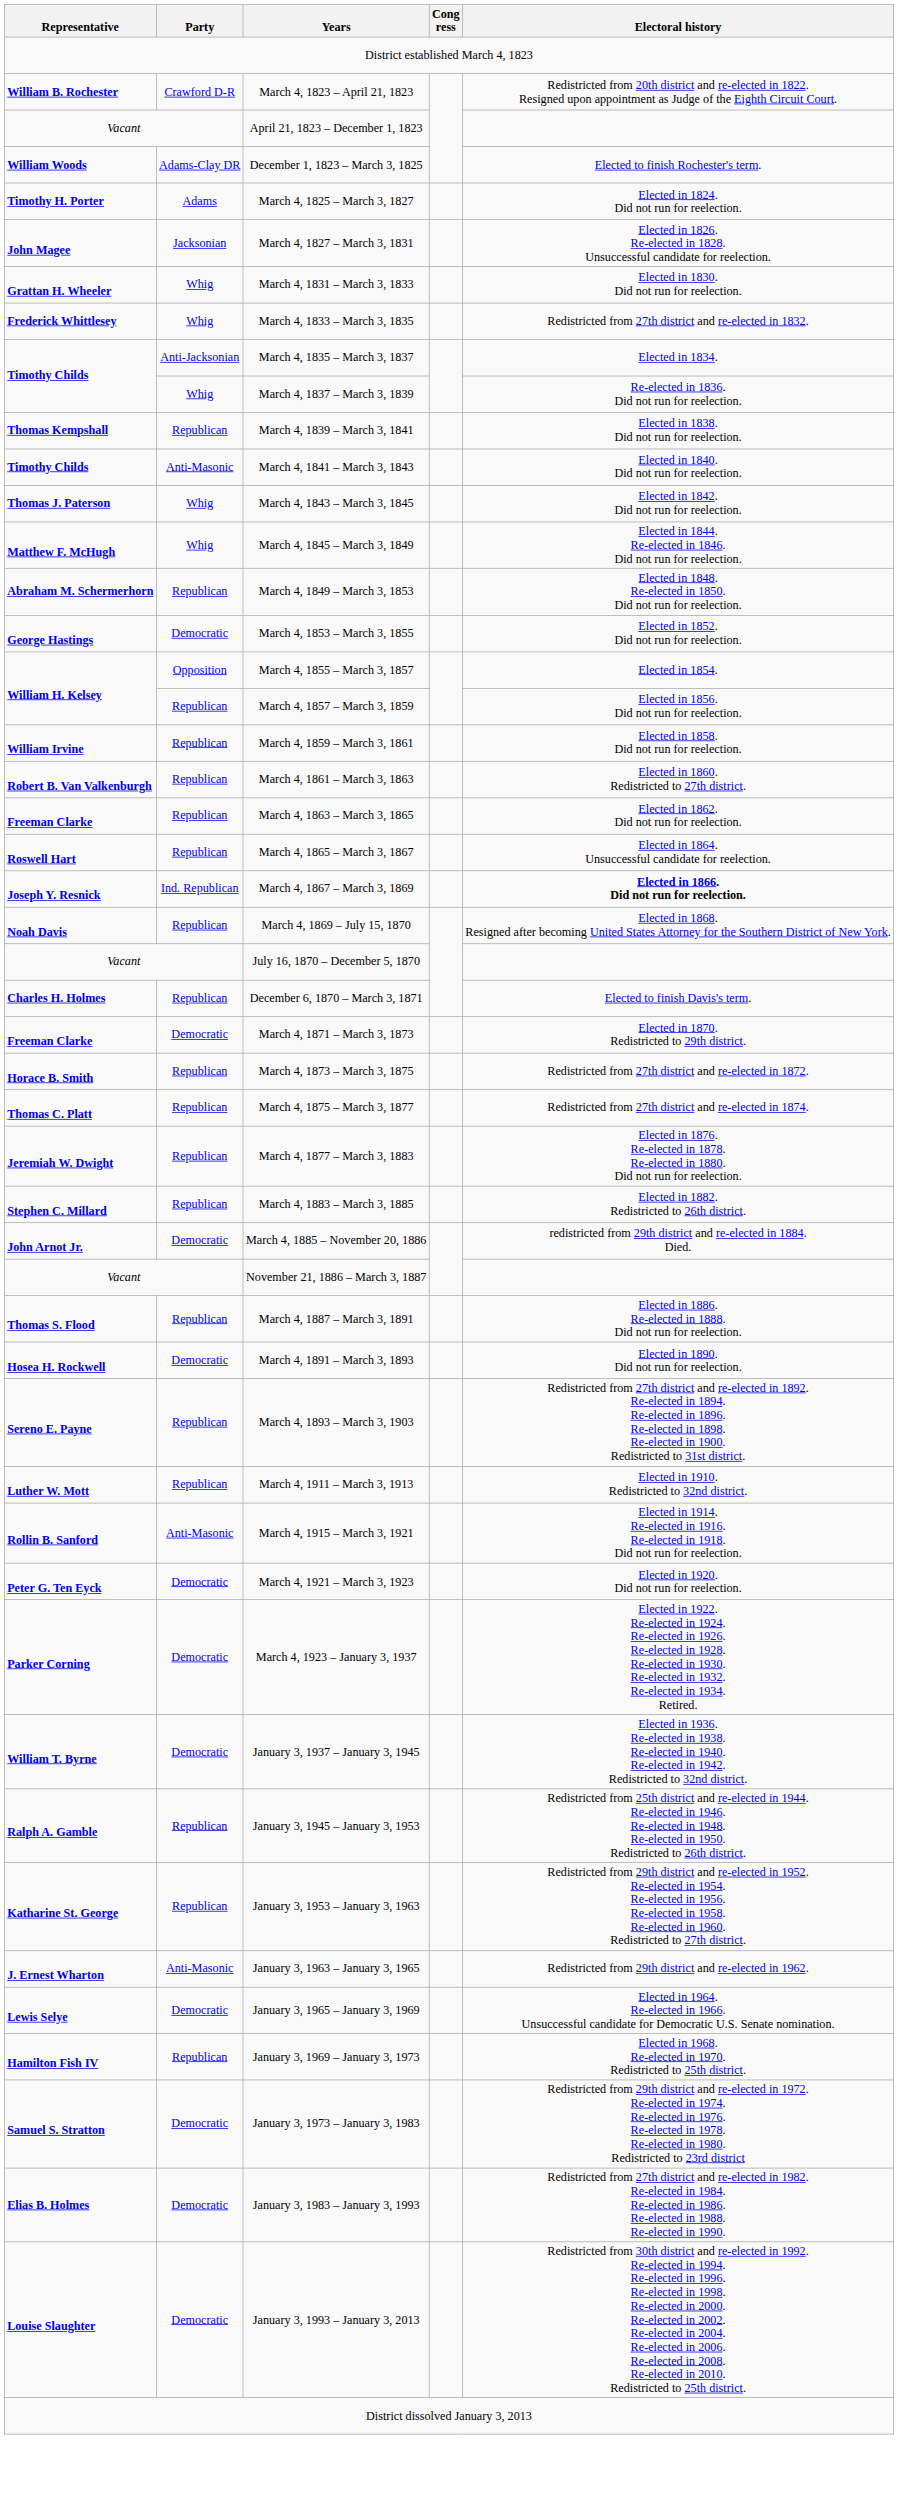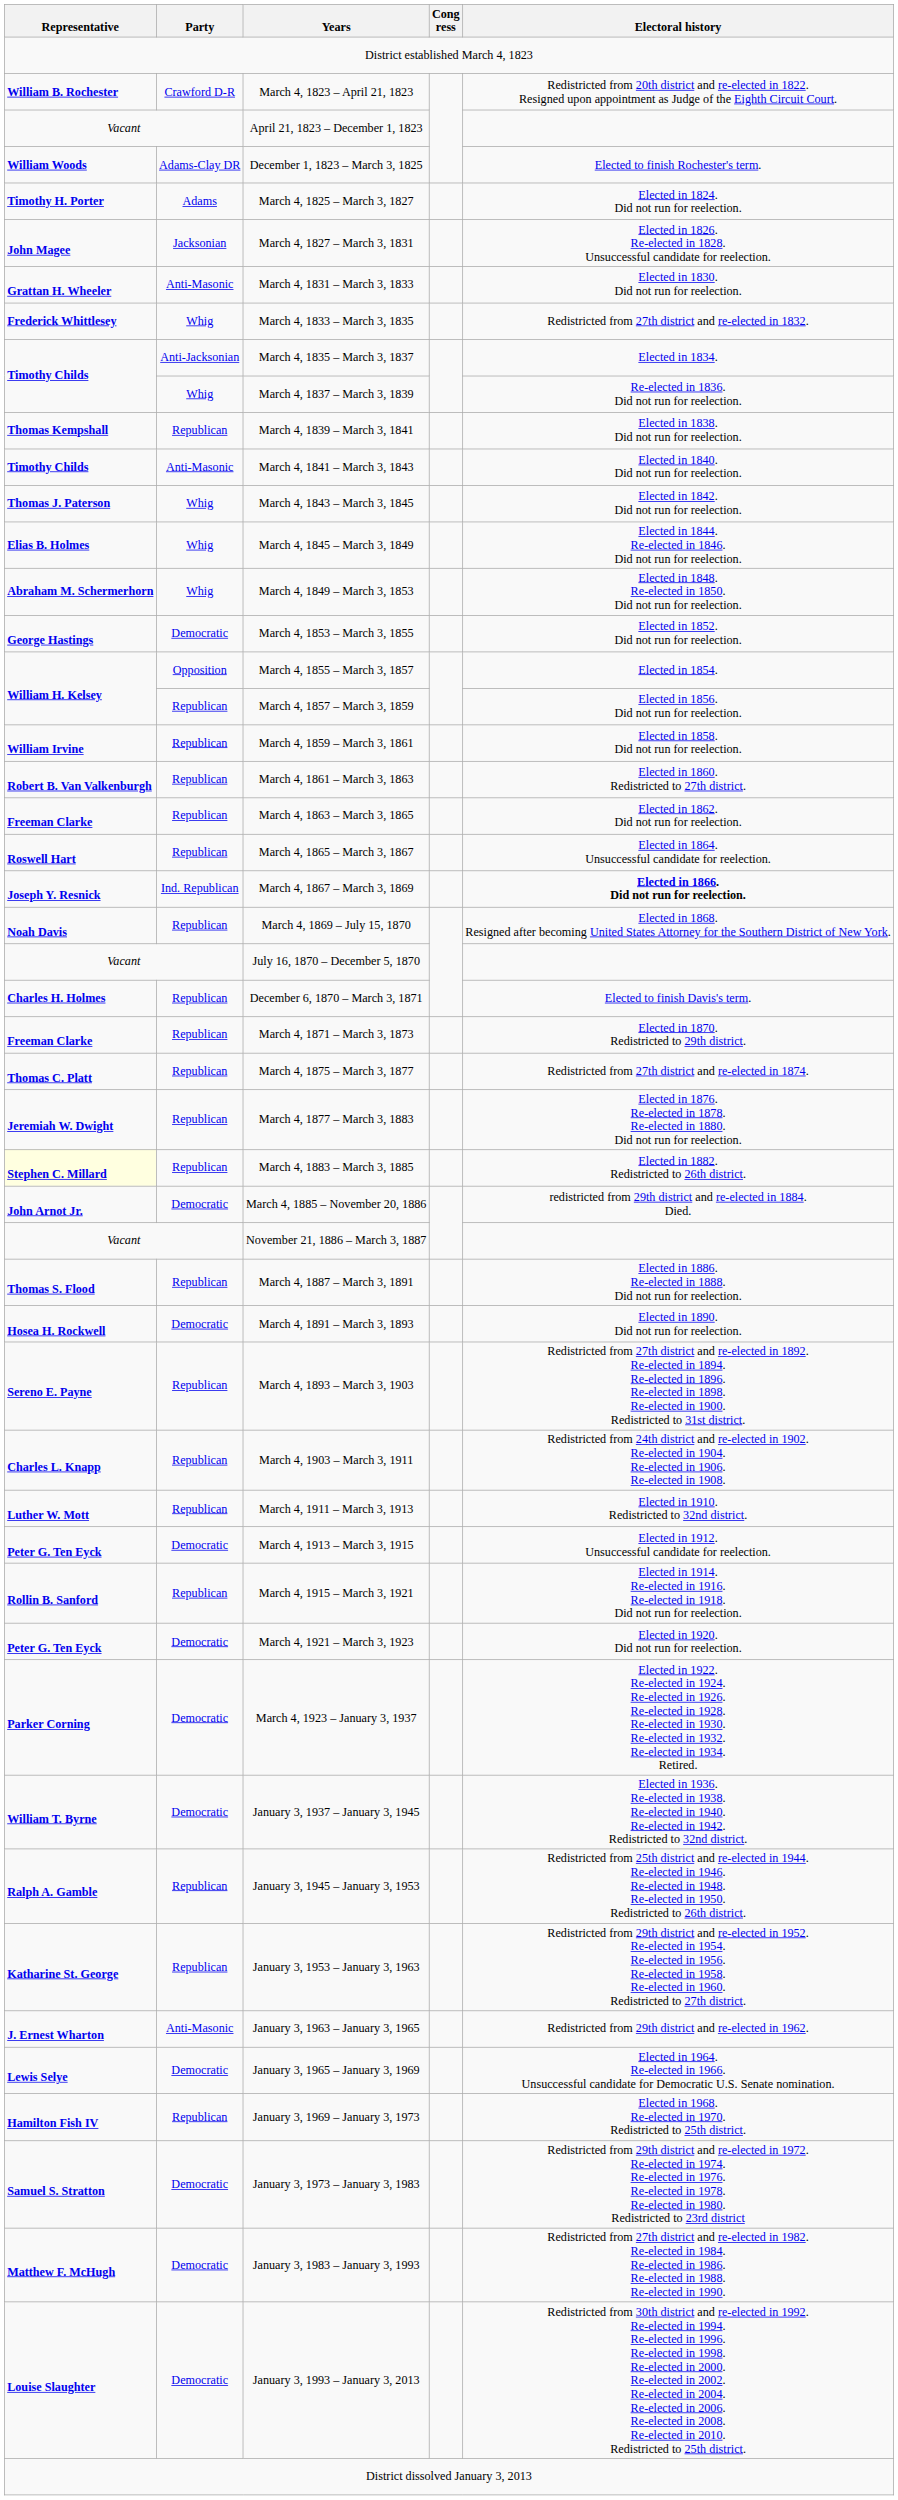(200, 284) Whig -> (200, 284) Anti-Masonic
(61, 552) Matthew F. McHugh -> (48, 545) Elias B. Holmes
(200, 591) Republican -> (200, 591) Whig
(200, 1034) Democratic -> (200, 1034) Republican
- row: (336, 1071)
(57, 1211) no background -> (57, 1174) lightyellow background
+ row: (336, 1460)
+ row: (336, 1545)
(200, 1533) Anti-Masonic -> (200, 1593) Republican
(48, 2204) Elias B. Holmes -> (61, 2272) Matthew F. McHugh
